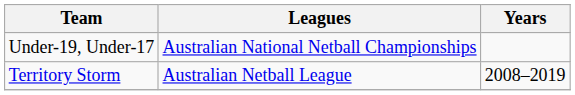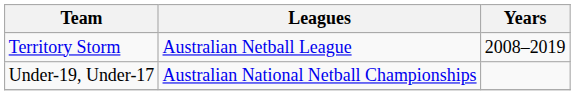rows swapped: (65, 75) <-> (81, 47)
